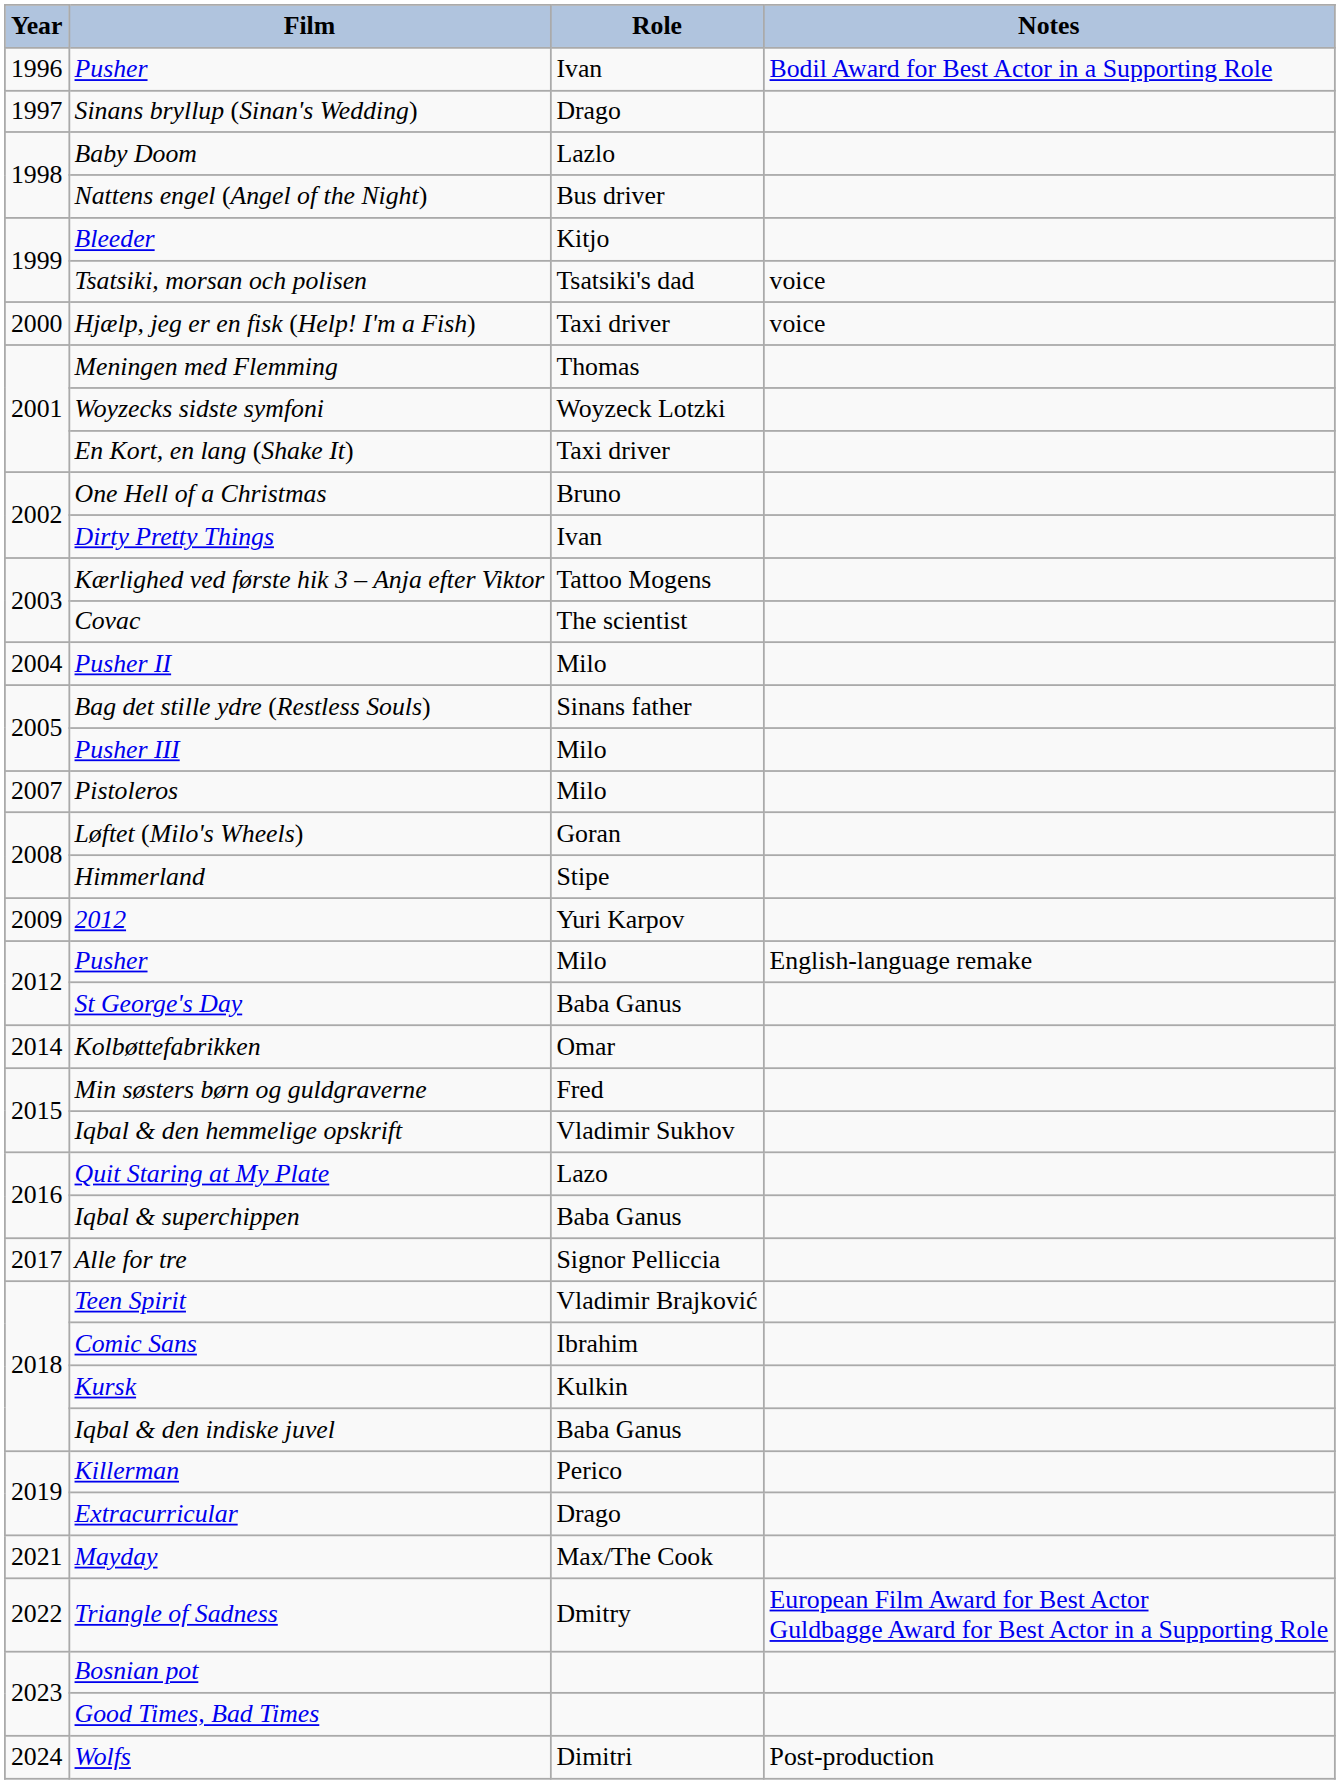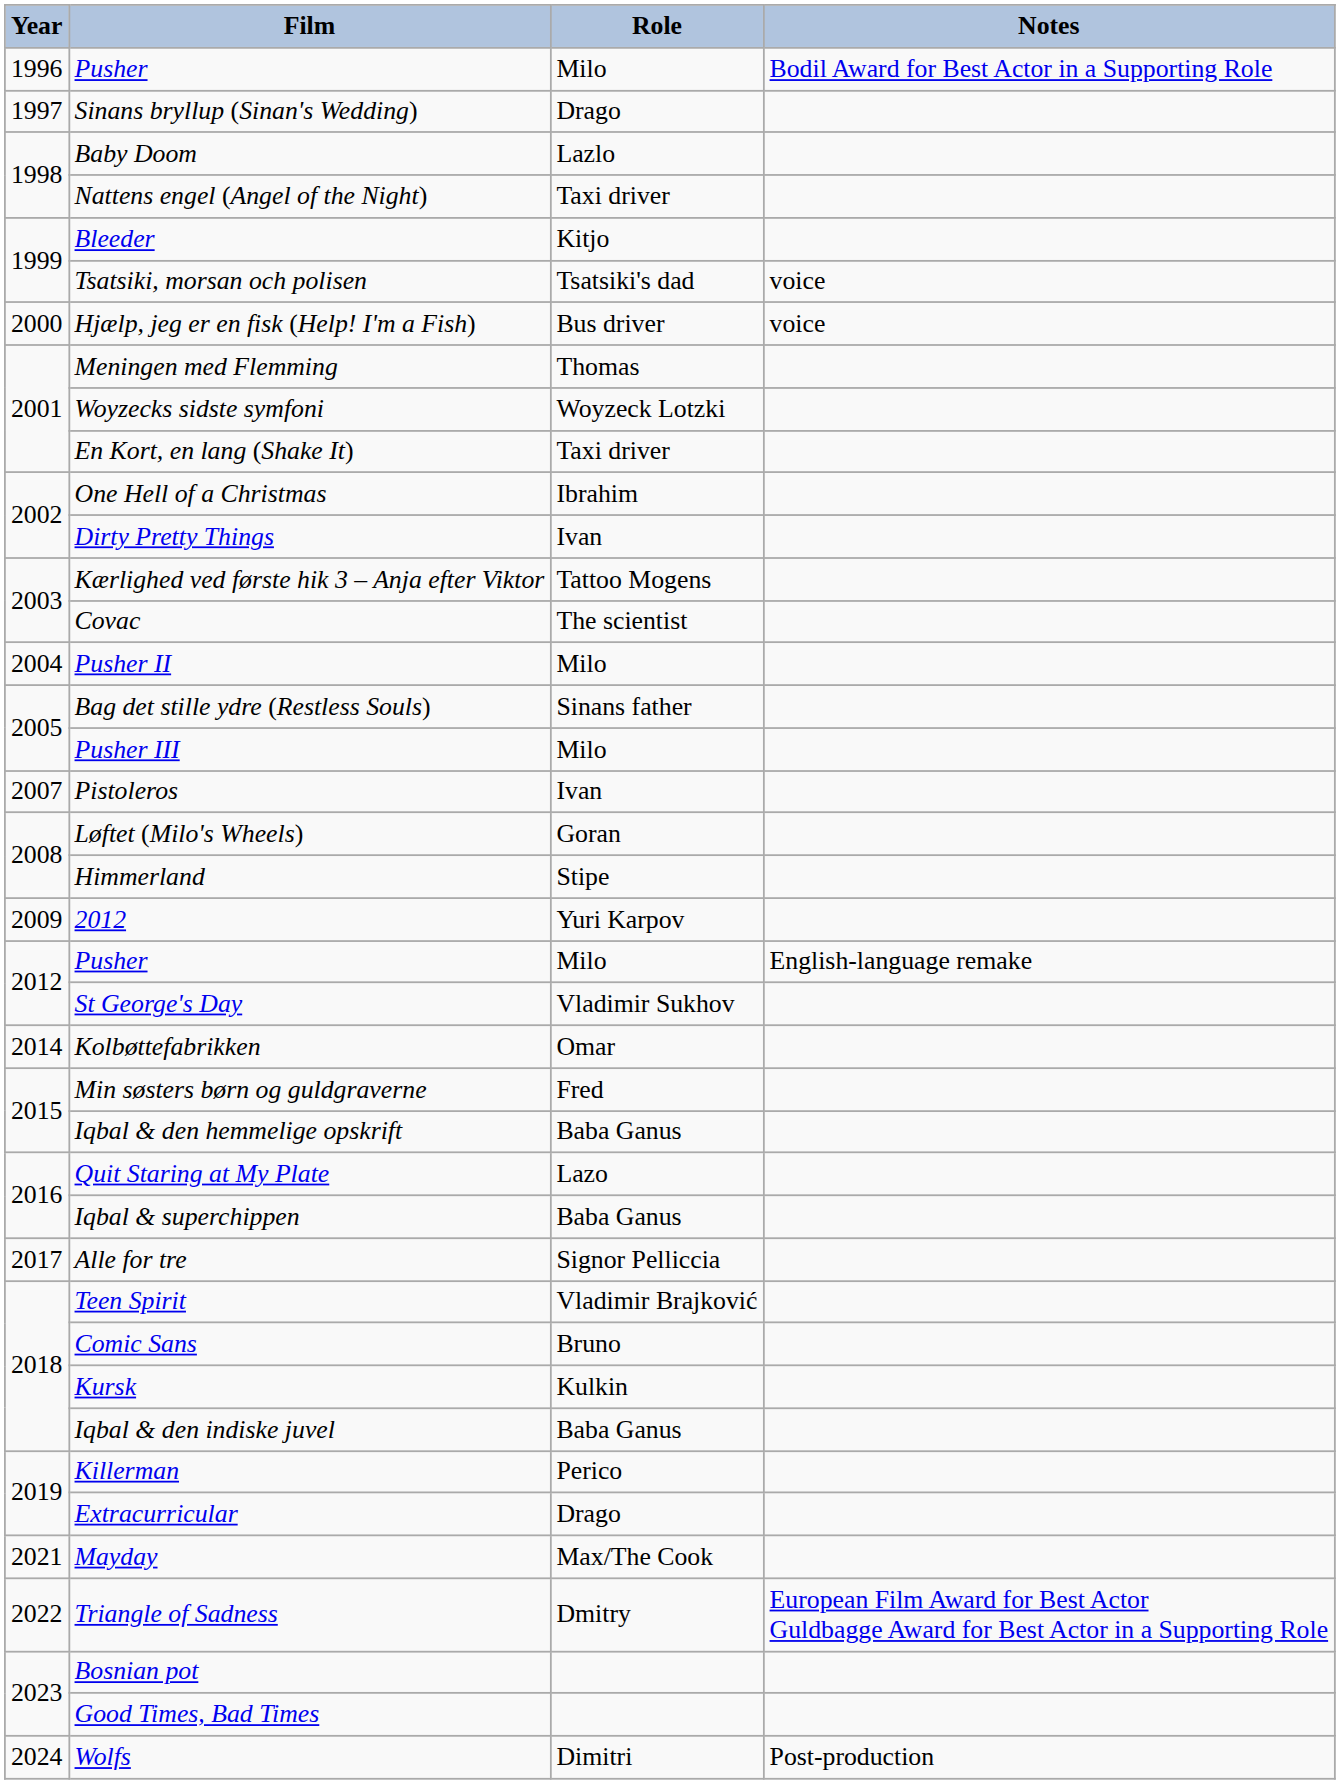(579, 68) Ivan -> (581, 68) Milo
(610, 196) Bus driver -> (613, 196) Taxi driver
(613, 323) Taxi driver -> (610, 323) Bus driver
(589, 493) Bruno -> (597, 493) Ibrahim
(581, 791) Milo -> (579, 791) Ivan
(619, 1003) Baba Ganus -> (646, 1003) Vladimir Sukhov
(646, 1131) Vladimir Sukhov -> (619, 1131) Baba Ganus
(597, 1344) Ibrahim -> (589, 1344) Bruno
